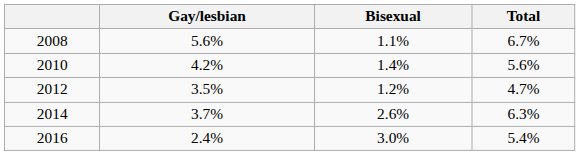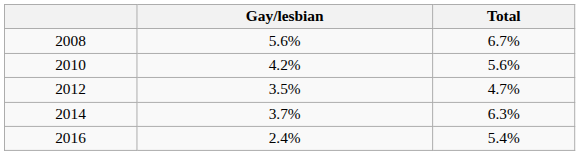- column: (393, 16)
